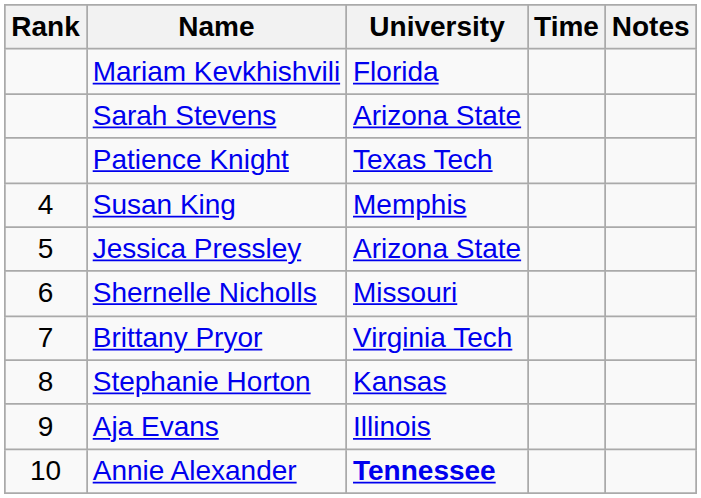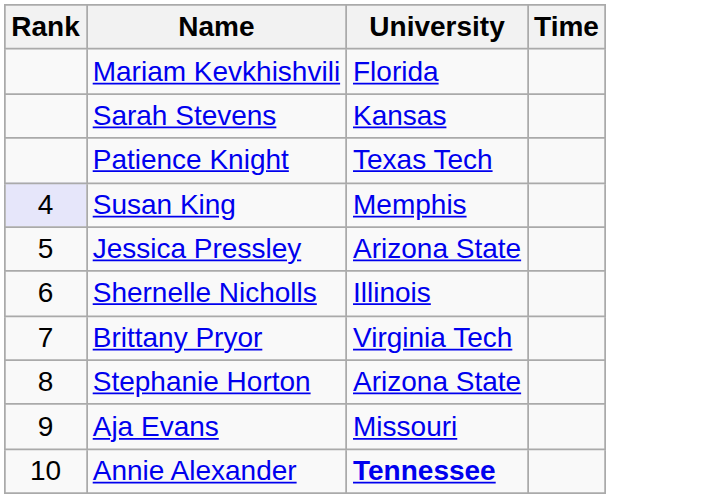- column: (651, 26)
(437, 115) Arizona State -> (400, 115) Kansas
(46, 204) no background -> (46, 204) lavender background
(405, 293) Missouri -> (392, 293) Illinois
(400, 381) Kansas -> (437, 381) Arizona State
(392, 426) Illinois -> (405, 426) Missouri
